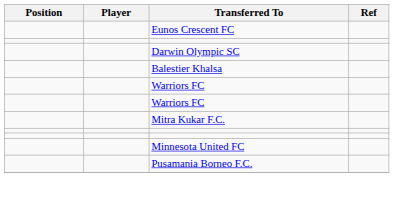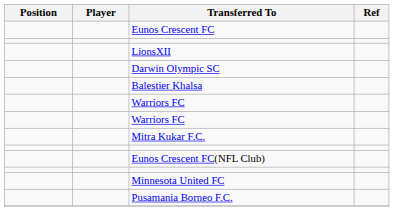+ row: (38, 52)
+ row: (38, 159)
